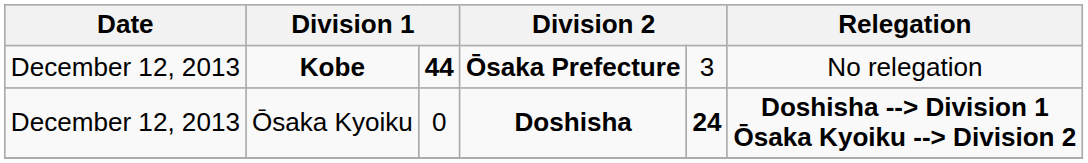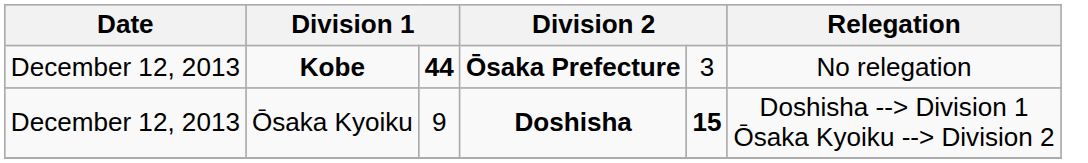(439, 122) 0 -> (439, 122) 9
(707, 122) 24 -> (707, 122) 15
(905, 122) bold -> (894, 122) normal
